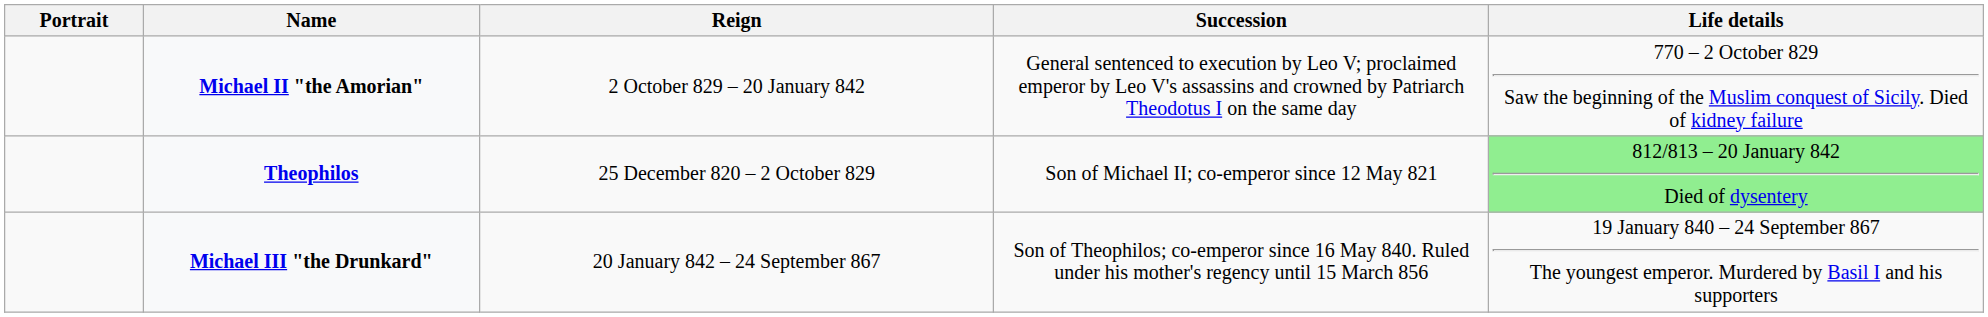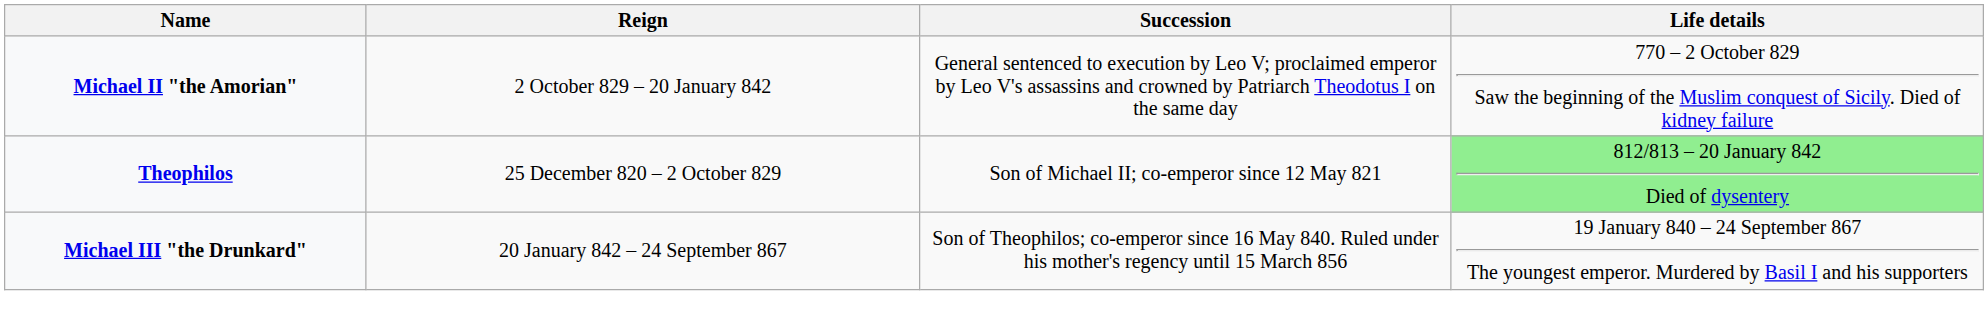- column: (74, 20)
